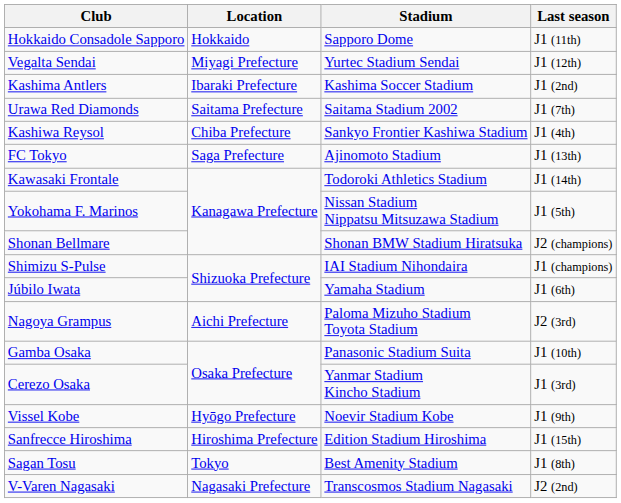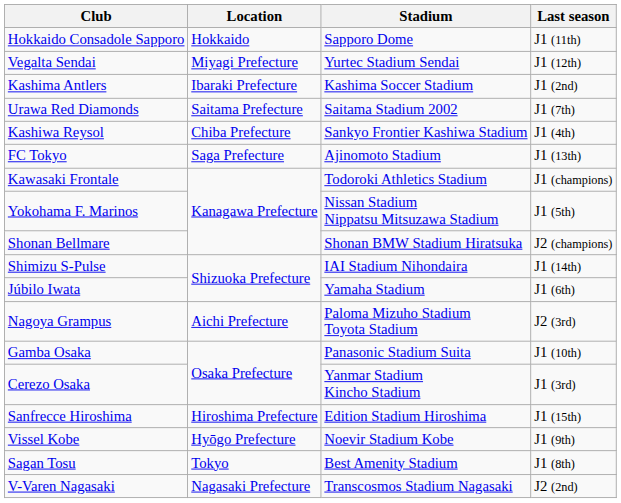(558, 179) J1 (14th) -> (573, 179) J1 (champions)
(573, 266) J1 (champions) -> (558, 266) J1 (14th)
rows swapped: (44, 416) <-> (70, 439)
